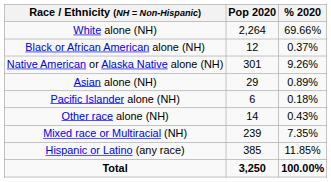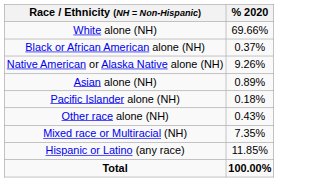- column: (252, 13)
